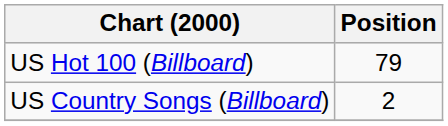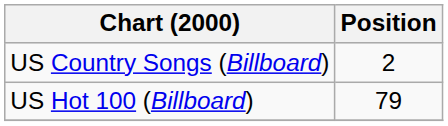rows swapped: (170, 100) <-> (132, 62)
